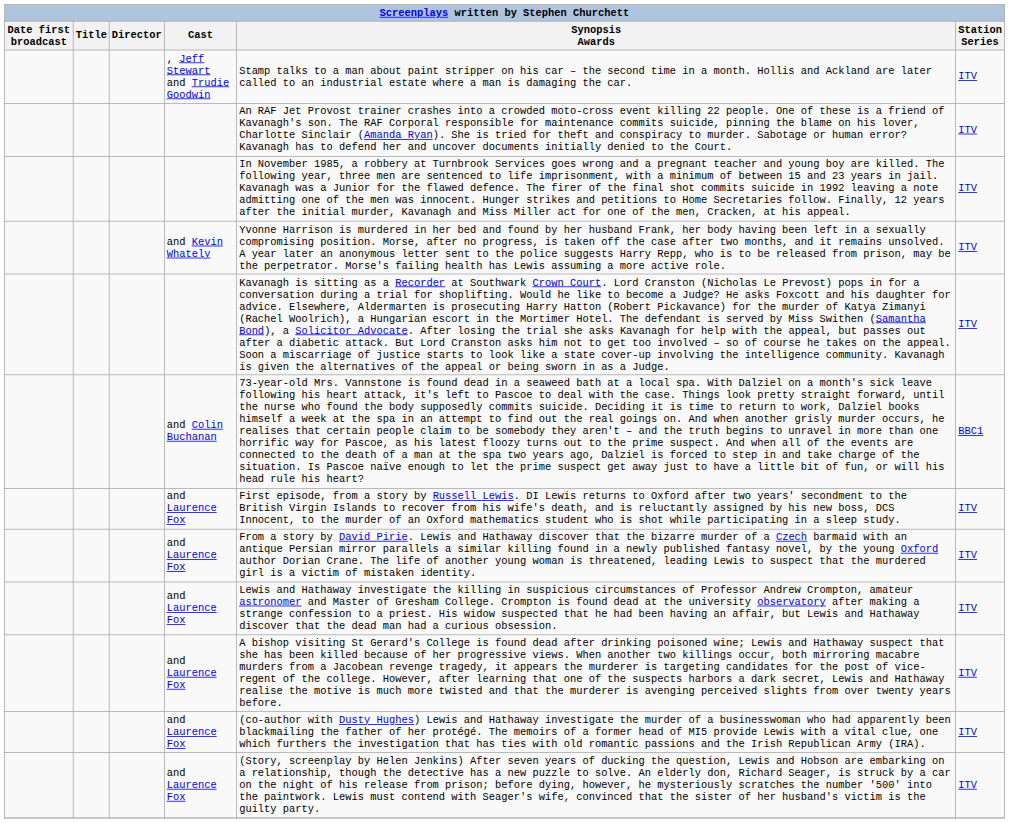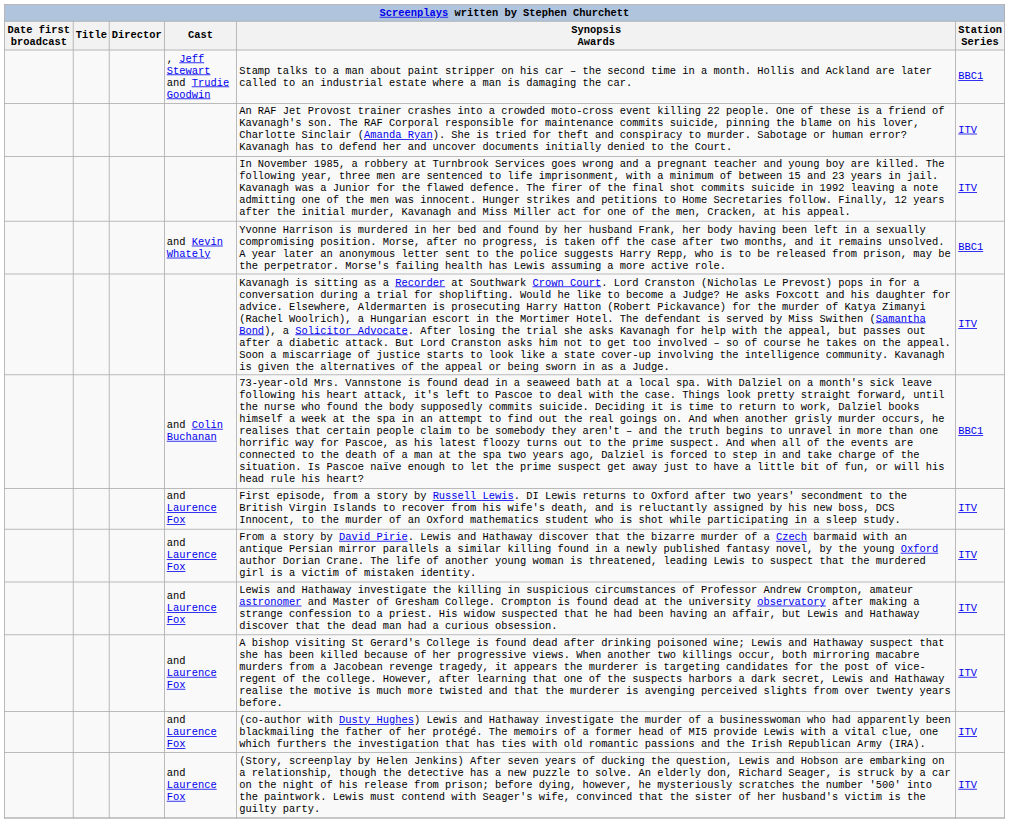(968, 77) ITV -> (971, 77) BBC1
(968, 248) ITV -> (971, 248) BBC1
